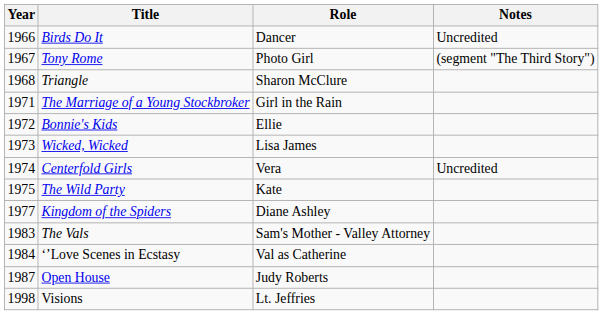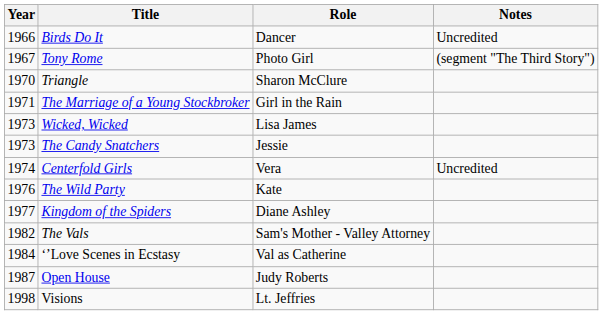(21, 80) 1968 -> (21, 80) 1970
- row: (79, 124)
+ row: (100, 146)
(21, 189) 1975 -> (21, 189) 1976
(21, 233) 1983 -> (21, 233) 1982
